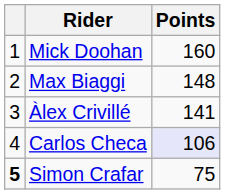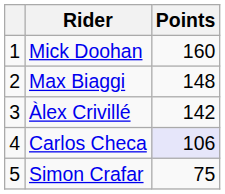(199, 113) 141 -> (199, 113) 142
(15, 174) bold -> (15, 174) normal
